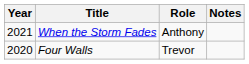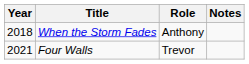(20, 31) 2021 -> (20, 31) 2018
(20, 50) 2020 -> (20, 50) 2021
